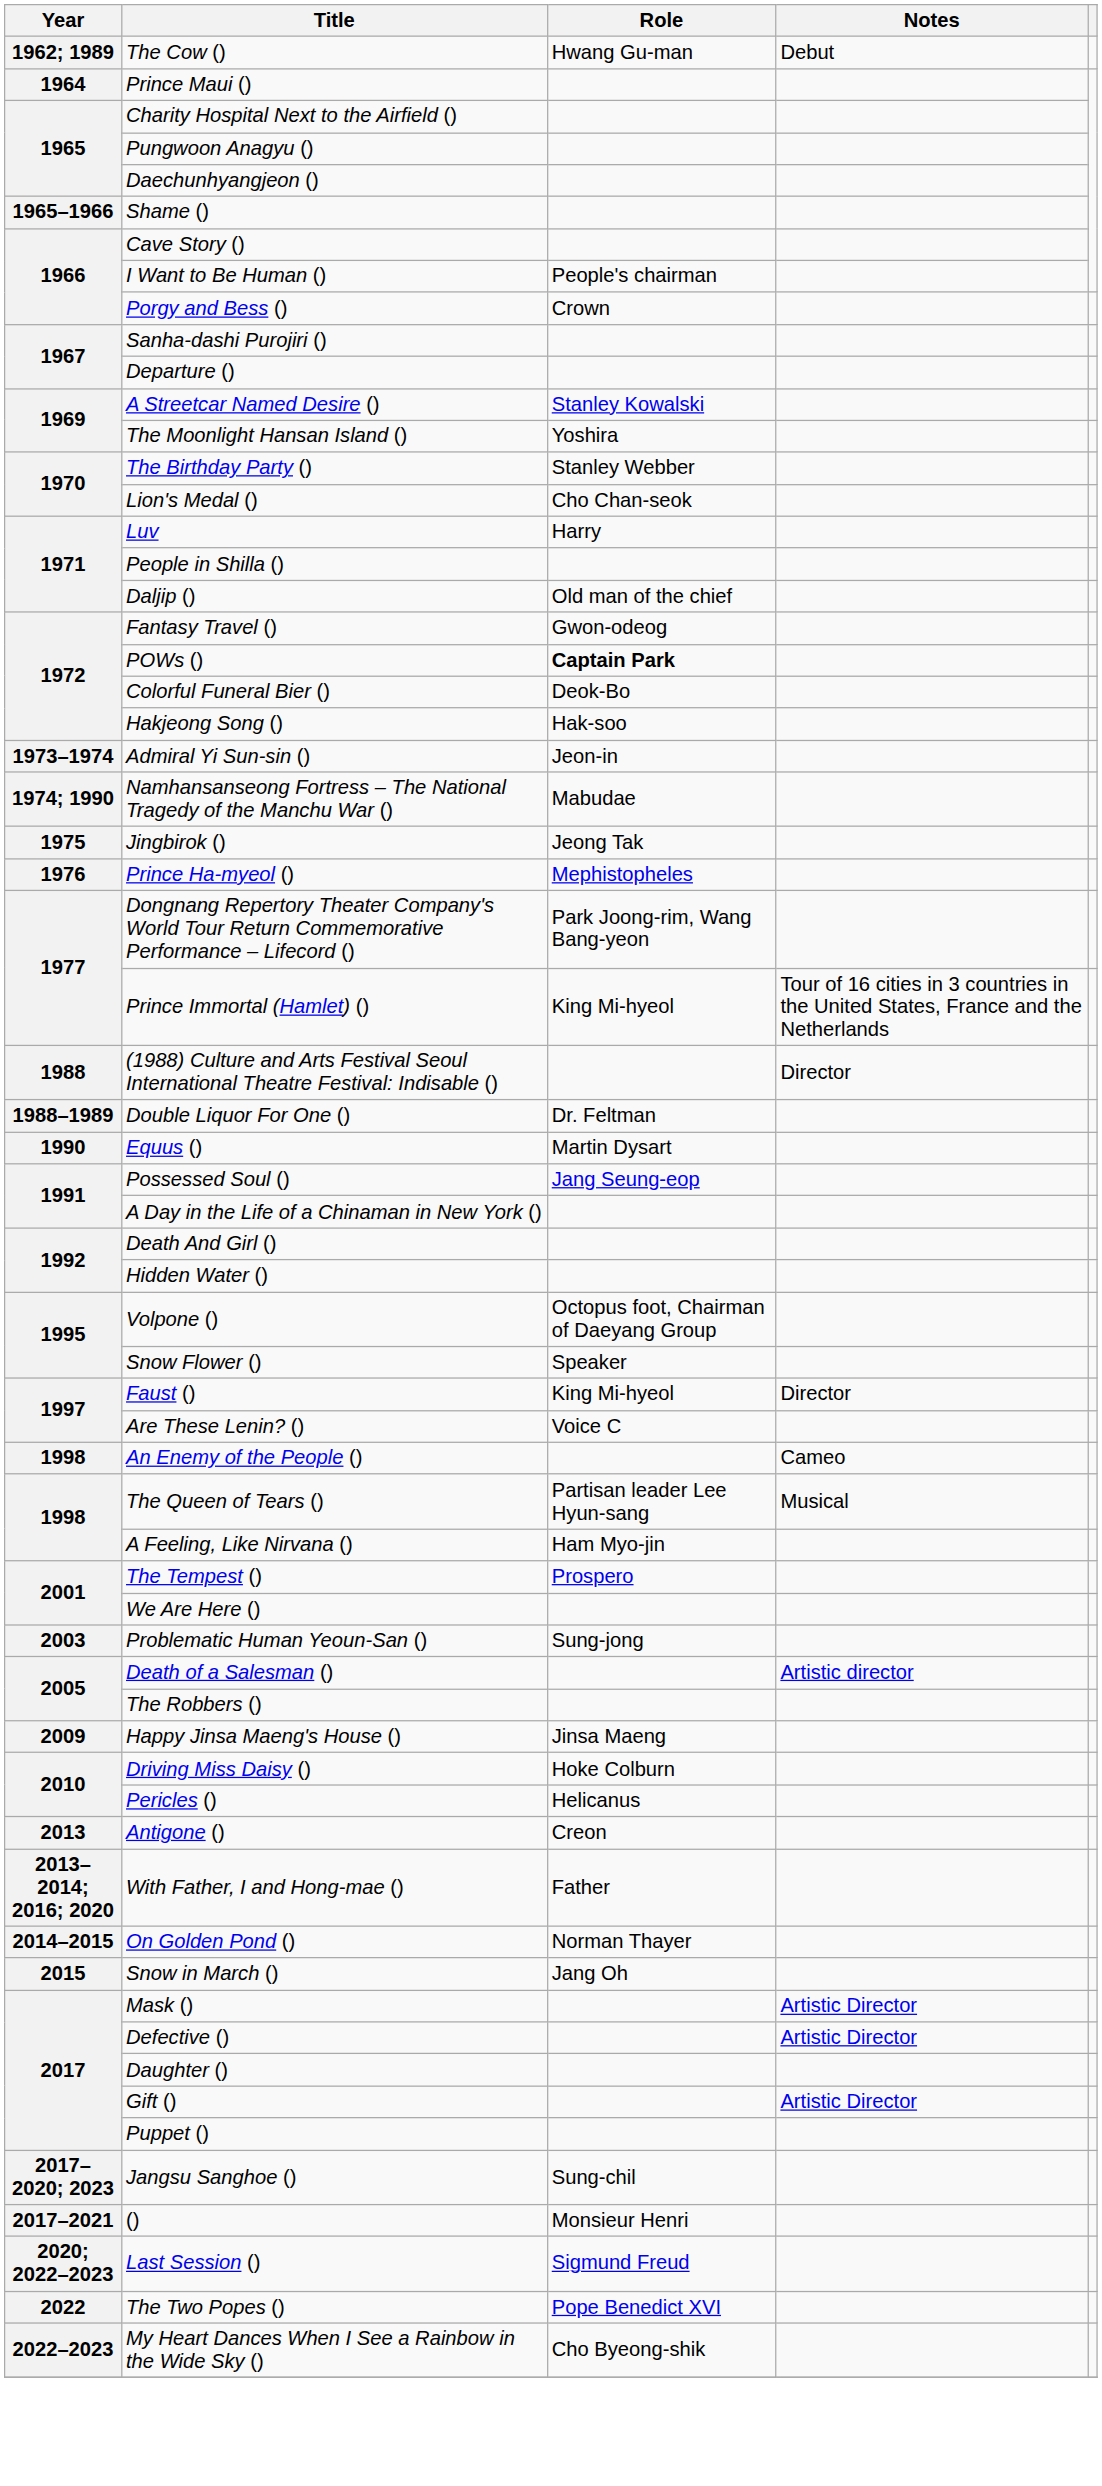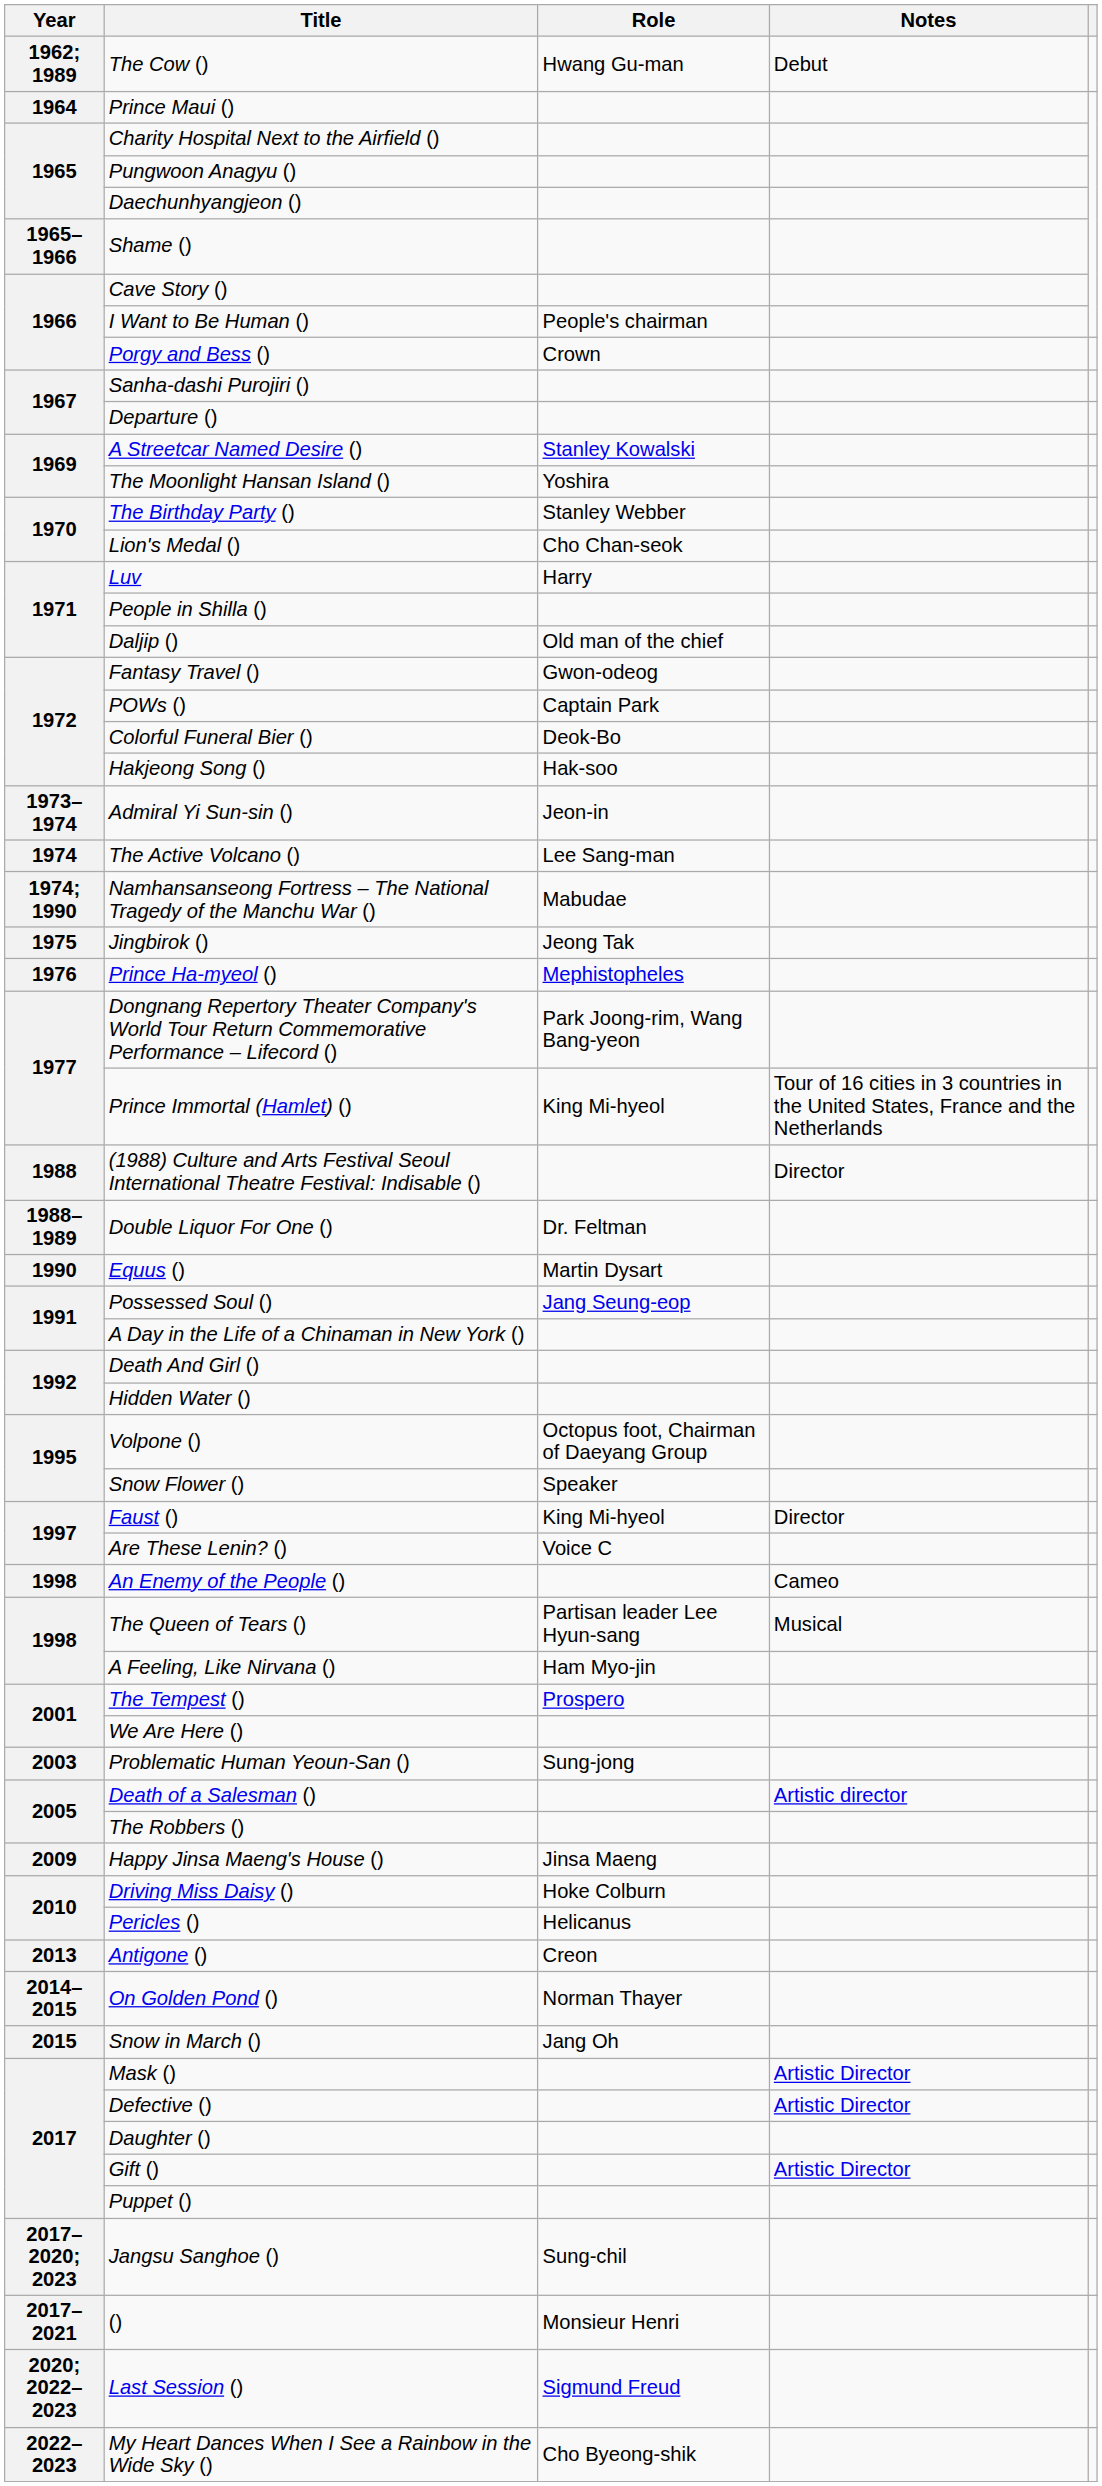(613, 659) bold -> (601, 705) normal
+ row: (204, 855)
- row: (265, 1887)
- row: (205, 2306)
